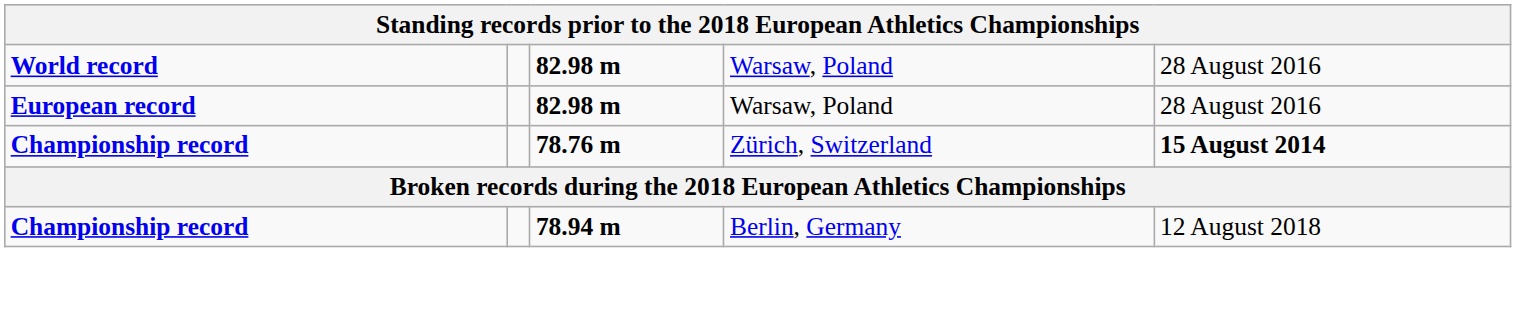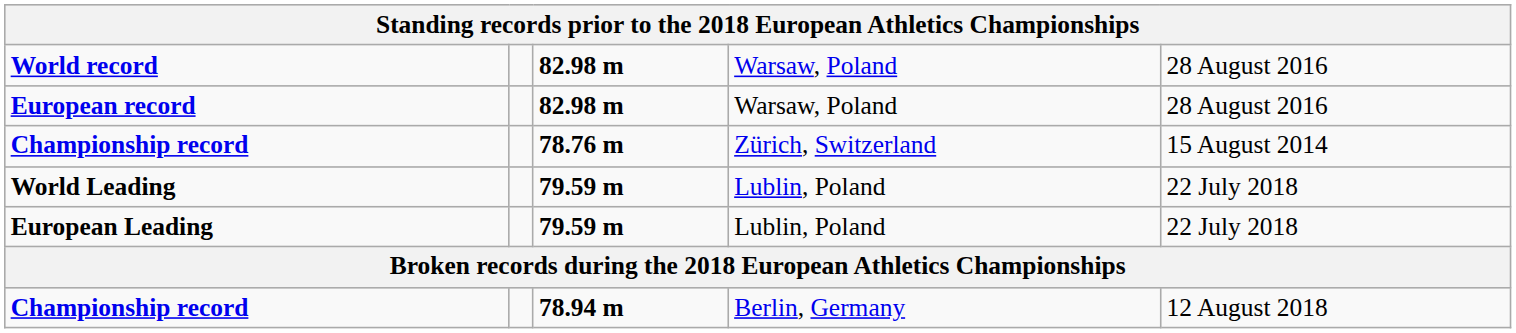(1243, 145) bold -> (1247, 145) normal
+ row: (93, 186)
+ row: (112, 226)
